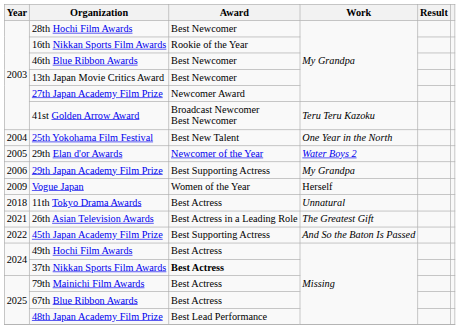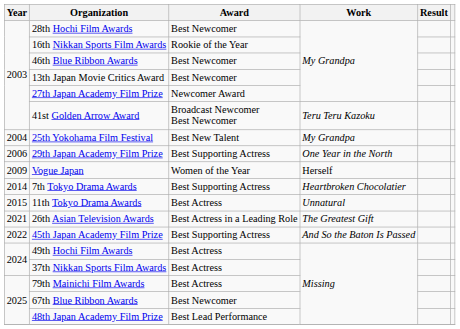(347, 137) One Year in the North -> (329, 137) My Grandpa
- row: (77, 154)
(329, 170) My Grandpa -> (347, 154) One Year in the North
+ row: (84, 186)
(17, 202) 2018 -> (17, 202) 2015
(198, 267) bold -> (197, 267) normal
(197, 300) Best Actress -> (204, 300) Best Newcomer
